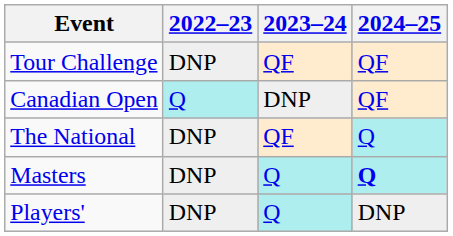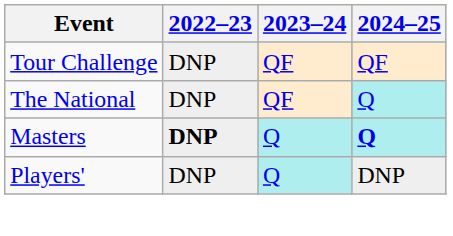- row: (84, 99)
(193, 174) normal -> (193, 136) bold
